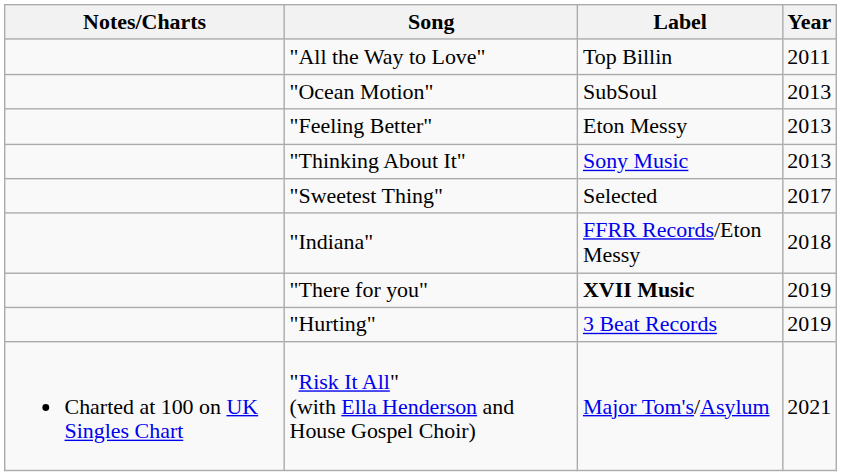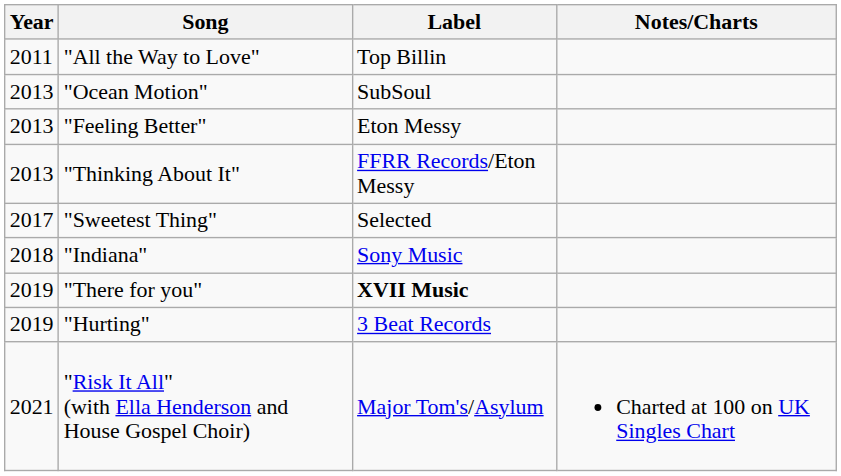columns swapped: (809, 21) <-> (145, 21)
(636, 160) Sony Music -> (446, 173) FFRR Records/Eton Messy
(672, 242) FFRR Records/Eton Messy -> (410, 255) Sony Music
